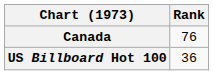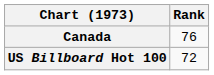(189, 59) 36 -> (189, 59) 72
